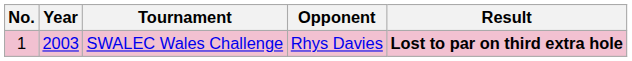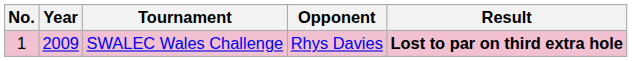(61, 44) 2003 -> (61, 44) 2009
